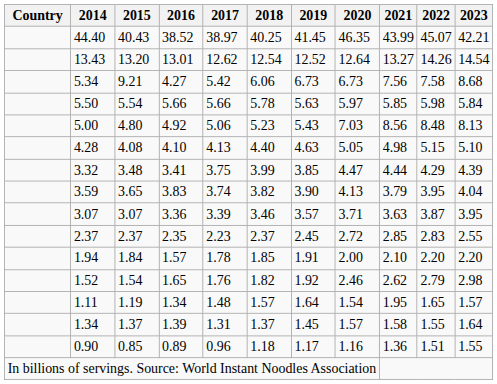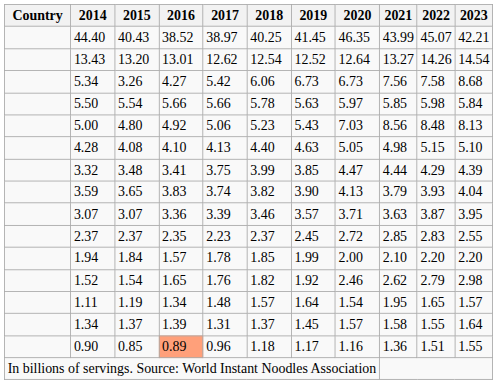(130, 81) 9.21 -> (130, 81) 3.26
(433, 192) 3.95 -> (433, 192) 3.93
(307, 258) 1.91 -> (307, 258) 1.99
(174, 346) no background -> (174, 346) lightsalmon background
